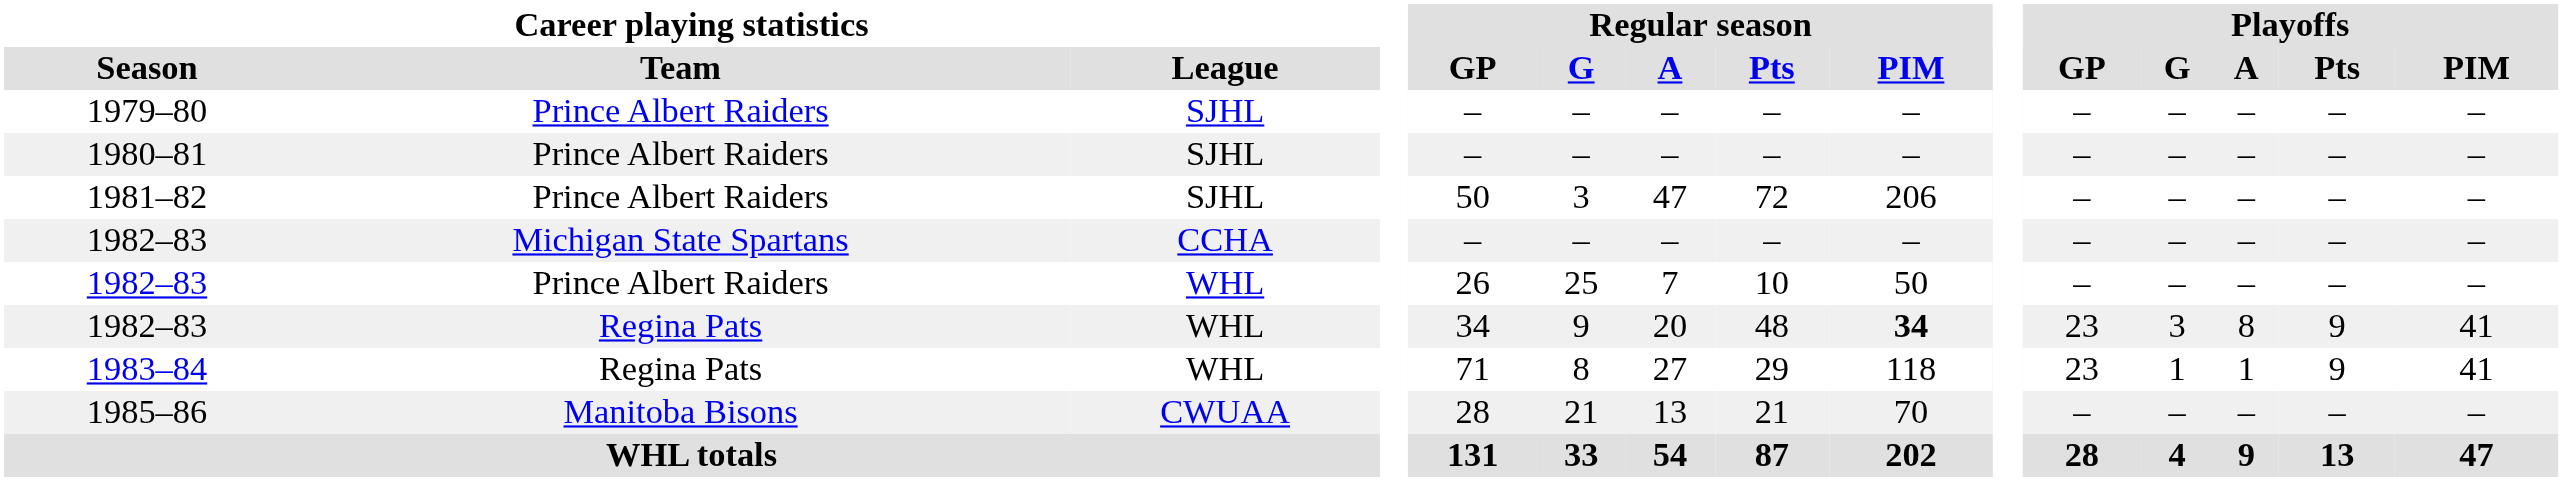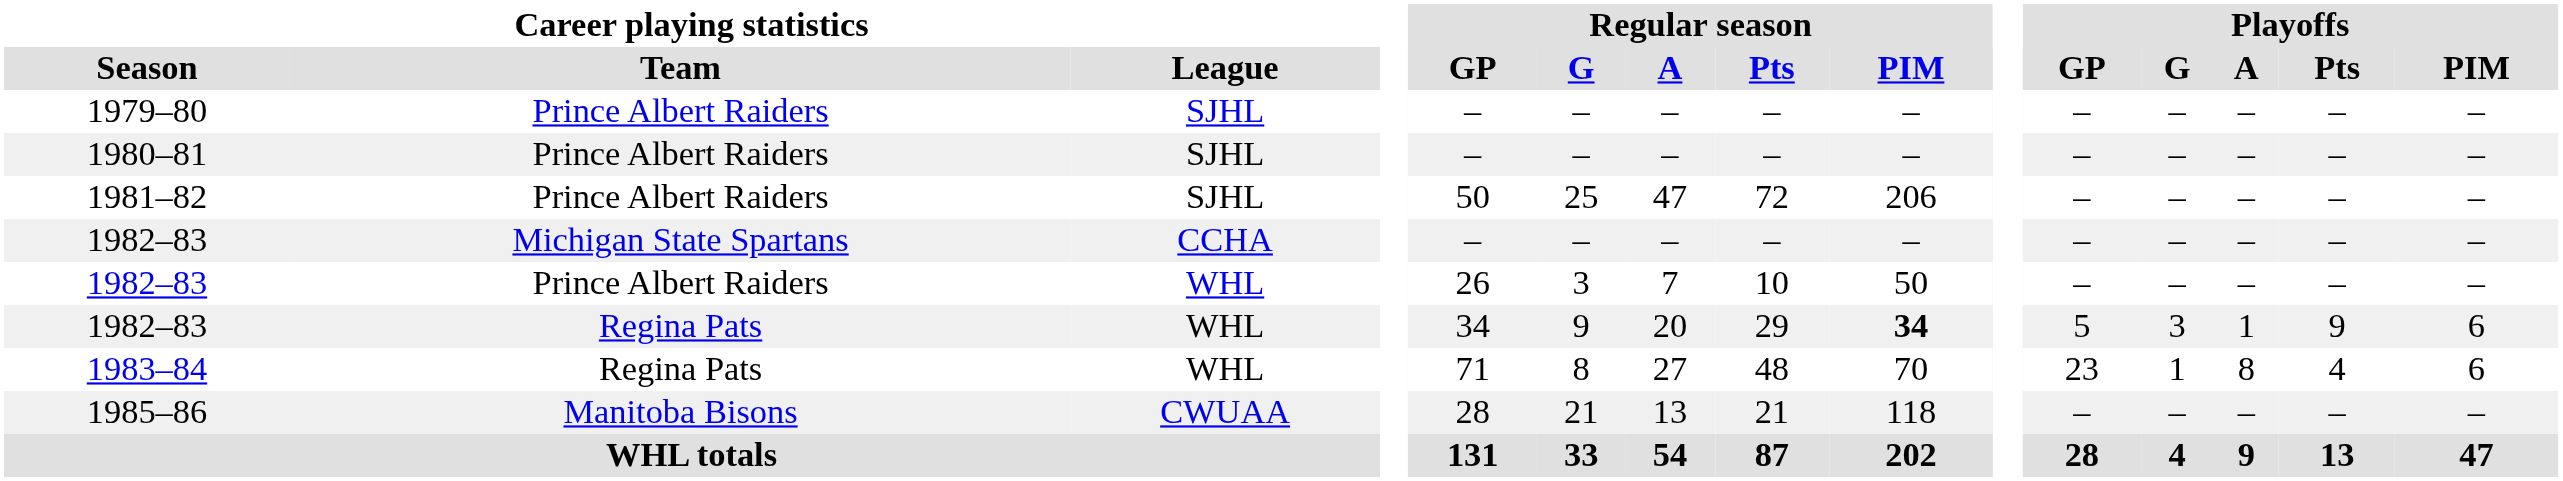(1581, 196) 3 -> (1581, 196) 25
(1581, 282) 25 -> (1581, 282) 3
(1772, 325) 48 -> (1772, 325) 29
(2082, 325) 23 -> (2082, 325) 5
(2246, 325) 8 -> (2246, 325) 1
(2476, 325) 41 -> (2476, 325) 6
(1772, 368) 29 -> (1772, 368) 48
(1911, 368) 118 -> (1911, 368) 70
(2246, 368) 1 -> (2246, 368) 8
(2337, 368) 9 -> (2337, 368) 4
(2476, 368) 41 -> (2476, 368) 6
(1911, 411) 70 -> (1911, 411) 118
